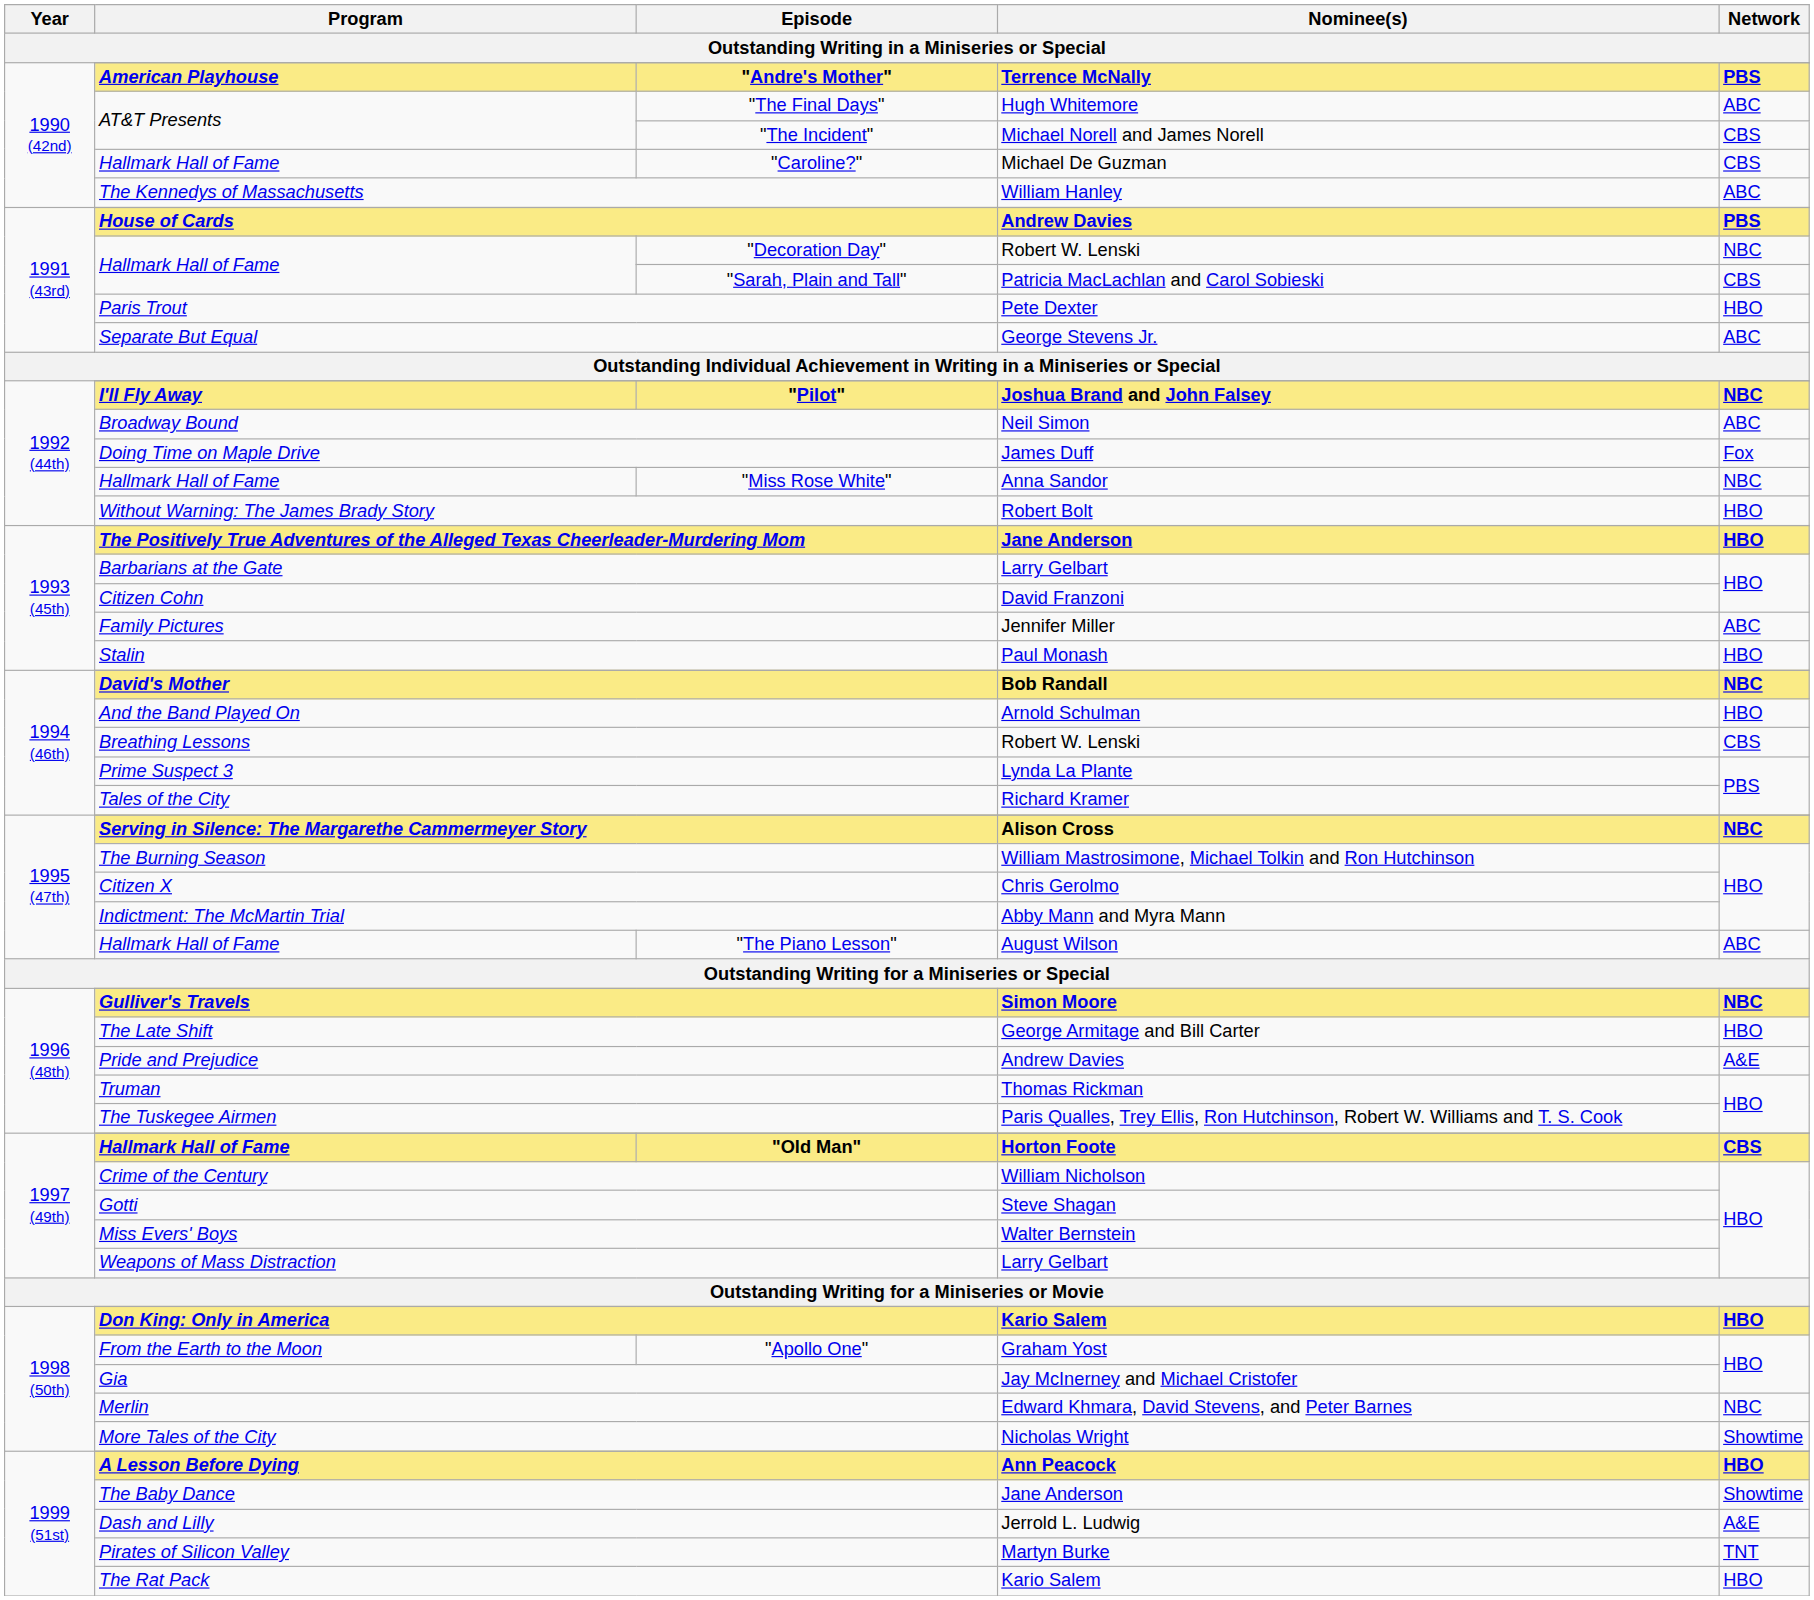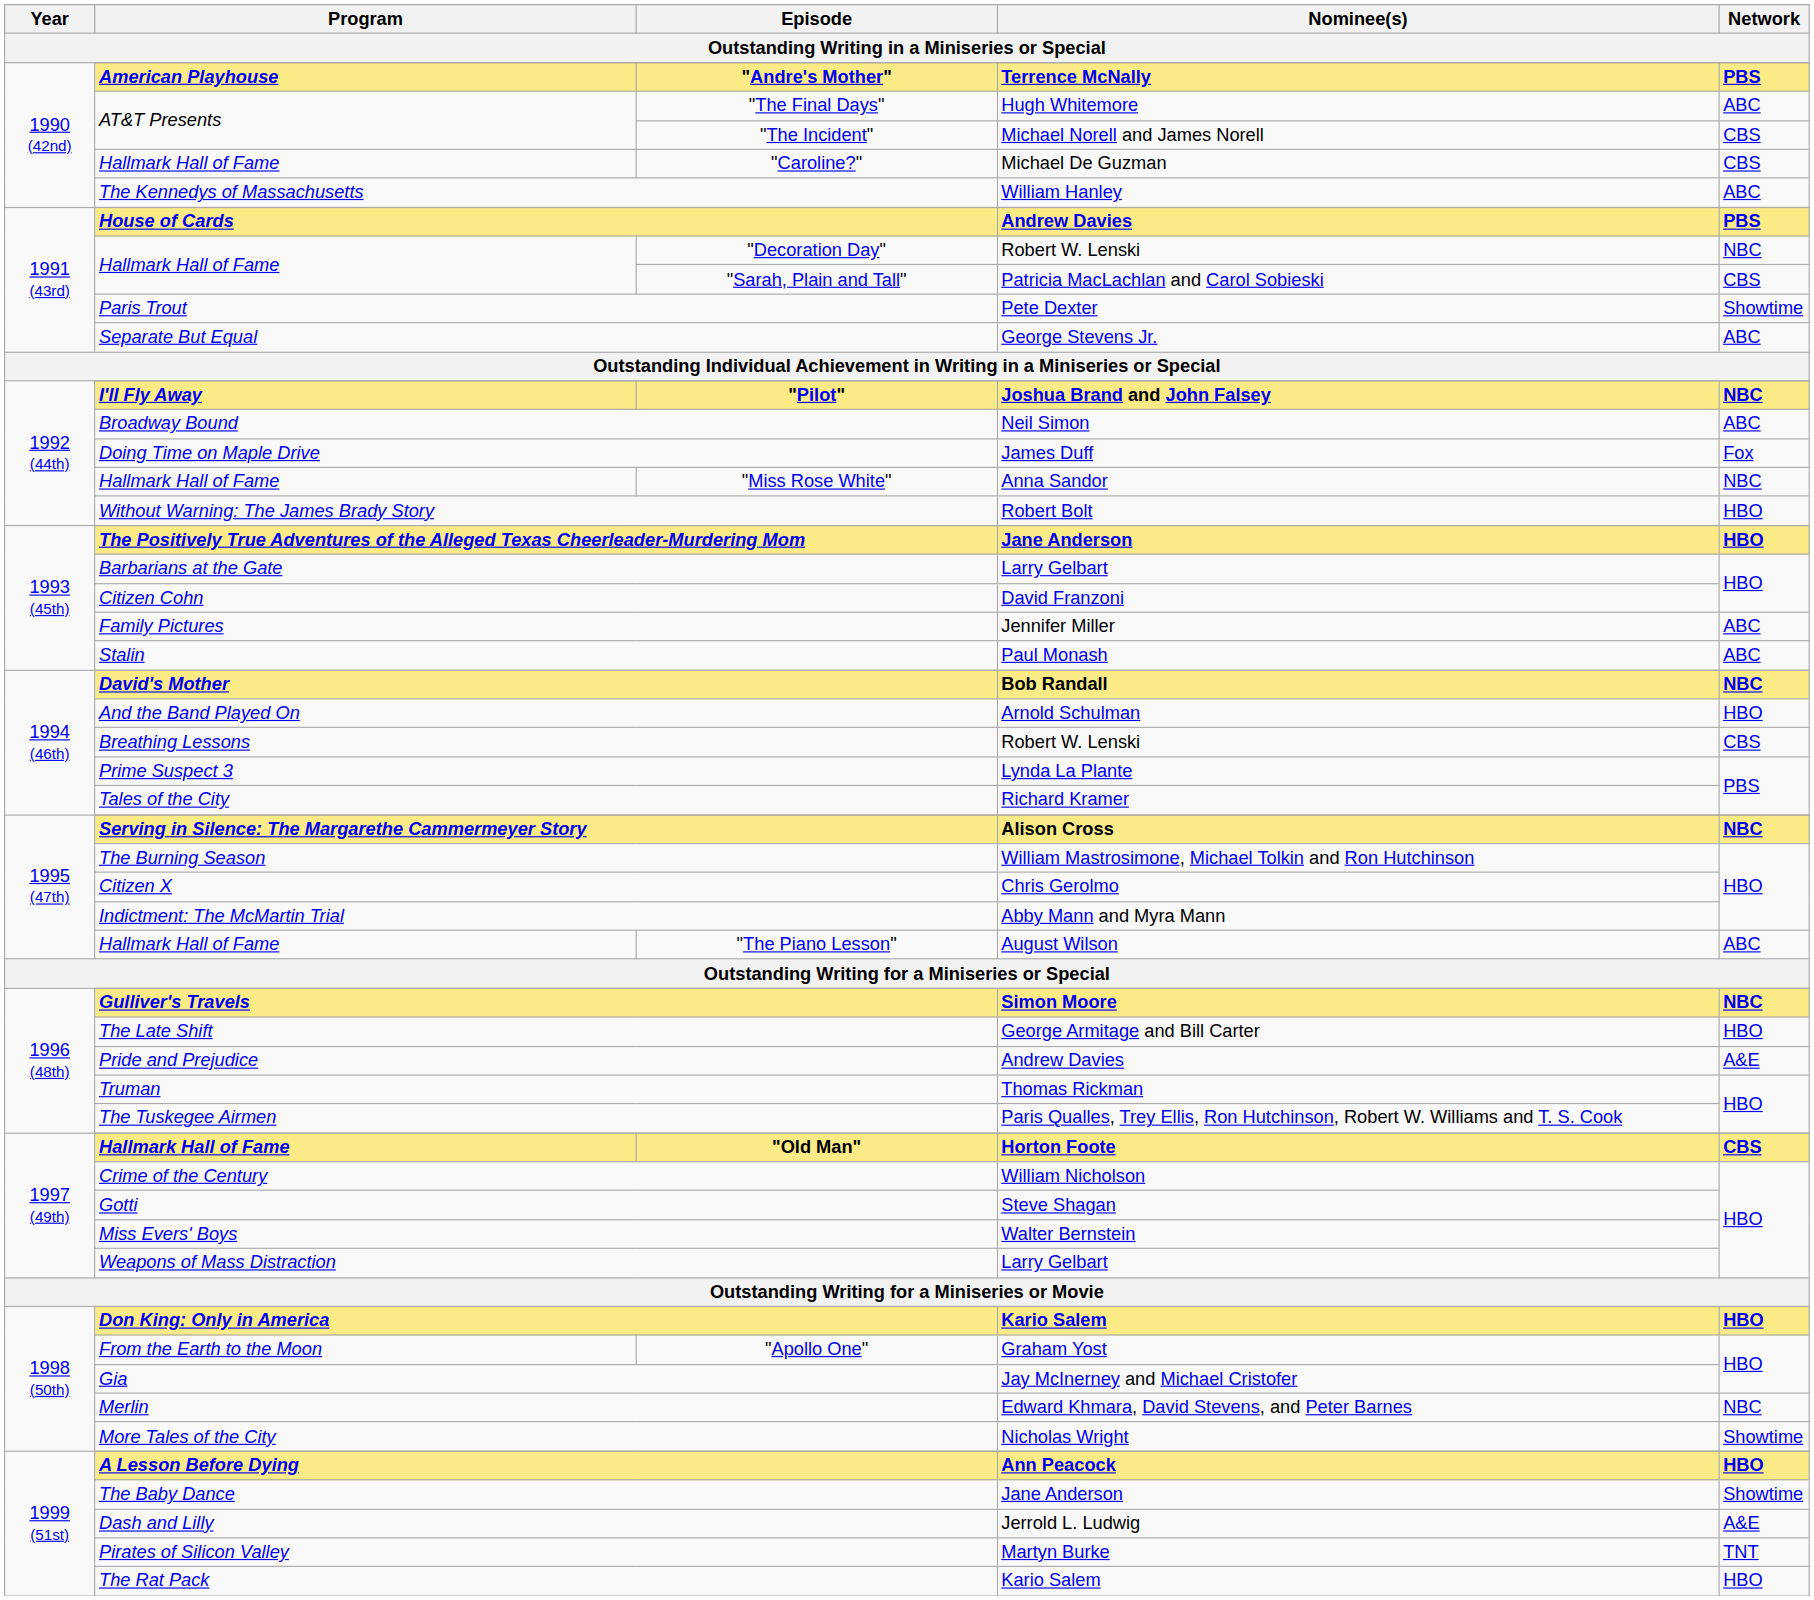(1743, 308) HBO -> (1763, 308) Showtime
(1743, 655) HBO -> (1742, 655) ABC
